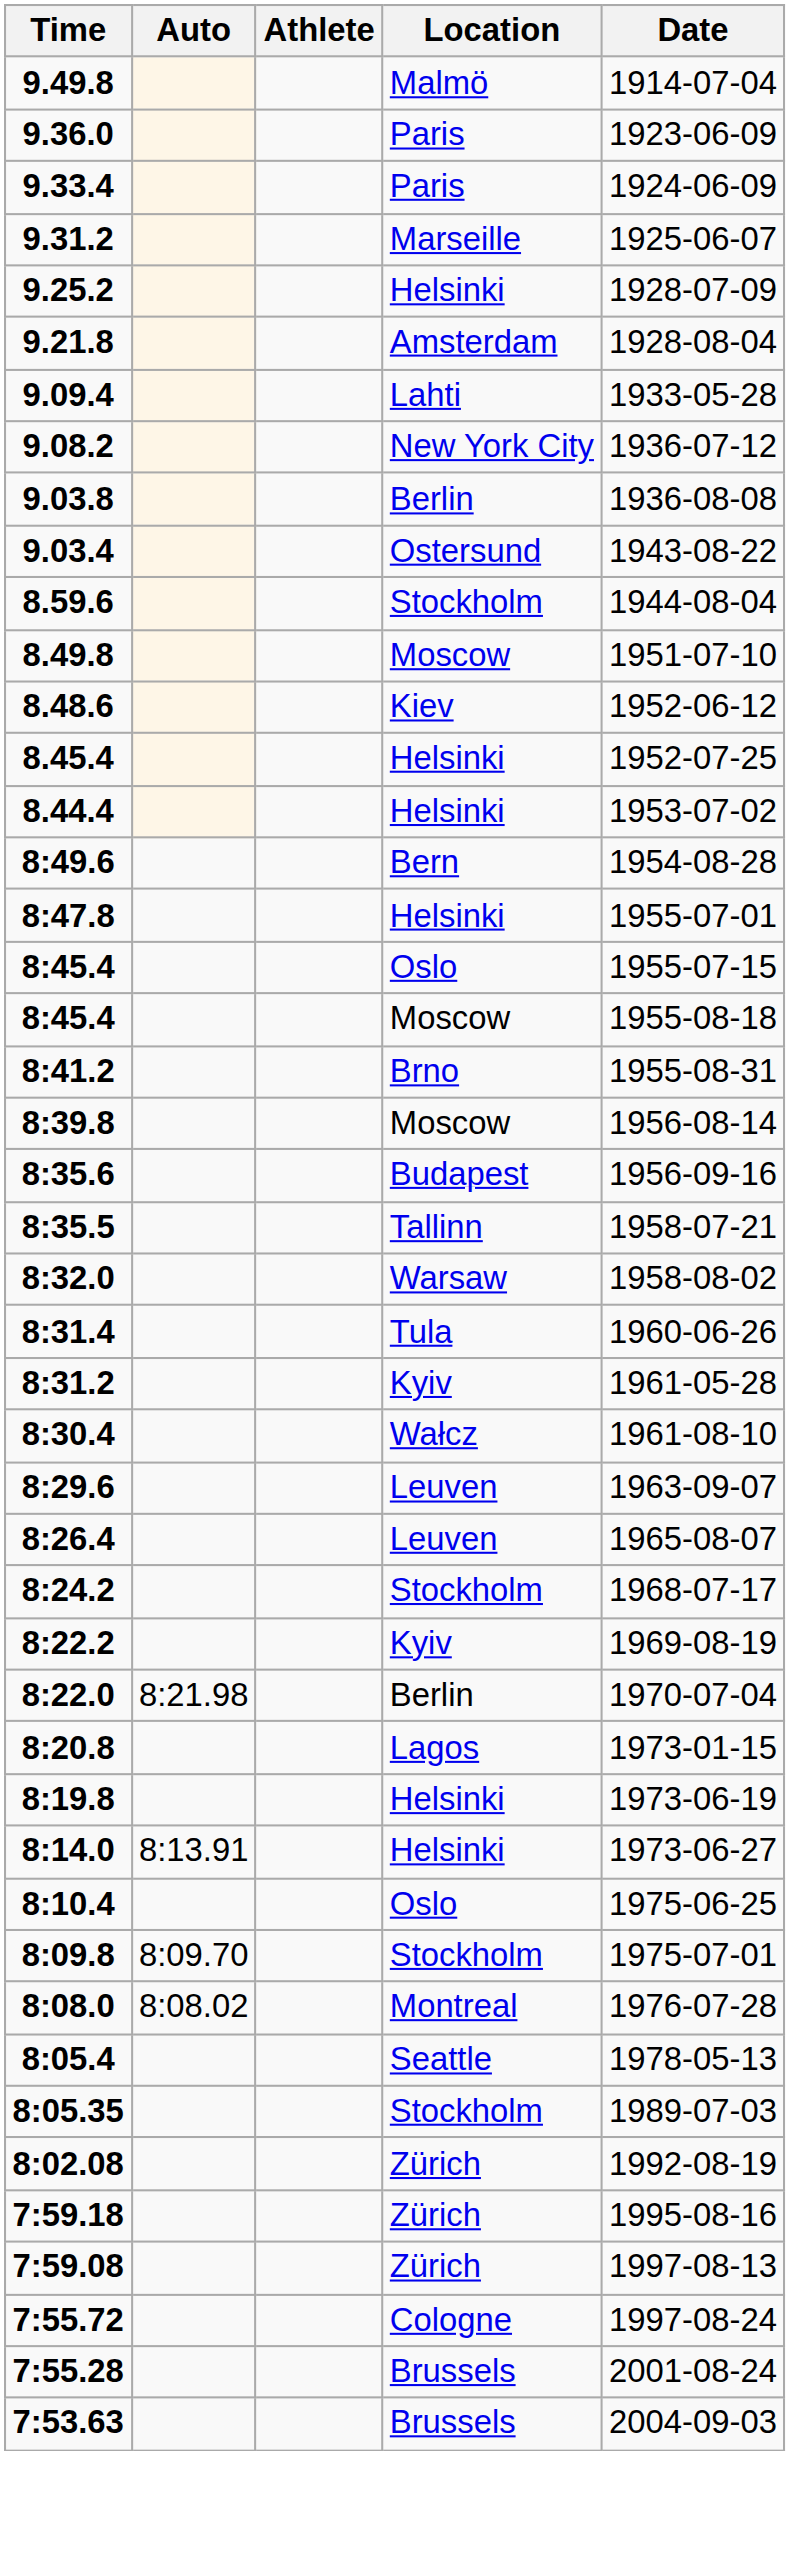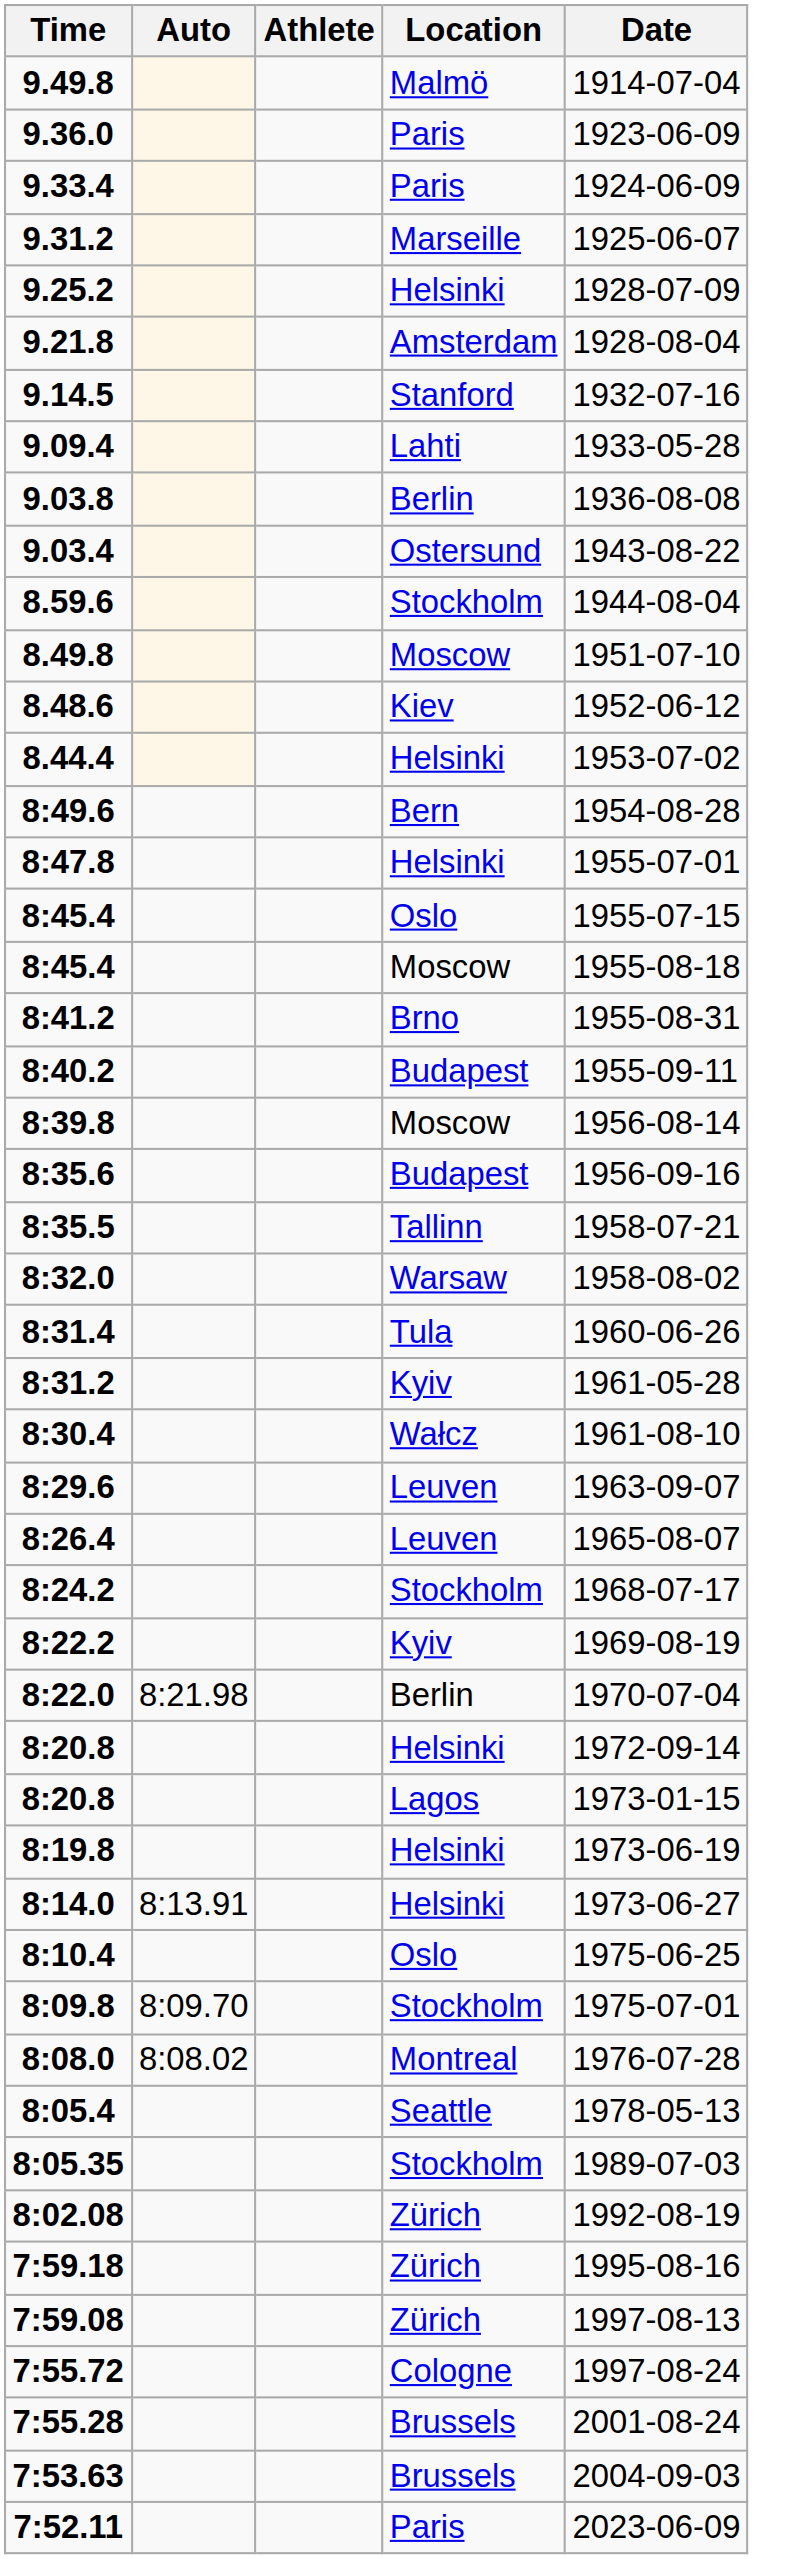+ row: (68, 394)
- row: (68, 446)
- row: (68, 758)
+ row: (68, 1070)
+ row: (68, 1747)
+ row: (68, 2527)
